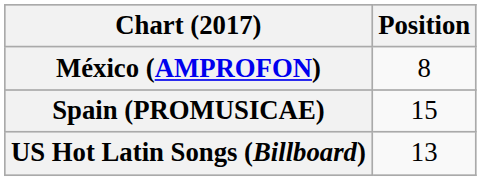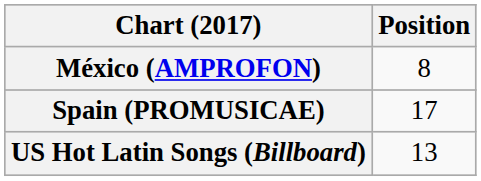(424, 110) 15 -> (424, 110) 17
